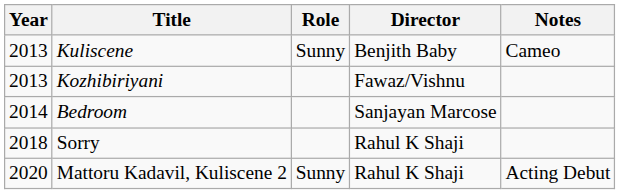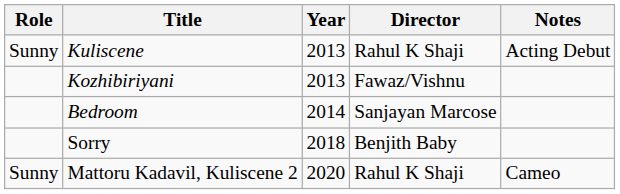columns swapped: (28, 19) <-> (320, 19)
(406, 50) Benjith Baby -> (409, 50) Rahul K Shaji
(533, 50) Cameo -> (558, 50) Acting Debut
(409, 142) Rahul K Shaji -> (406, 142) Benjith Baby
(558, 173) Acting Debut -> (533, 173) Cameo
